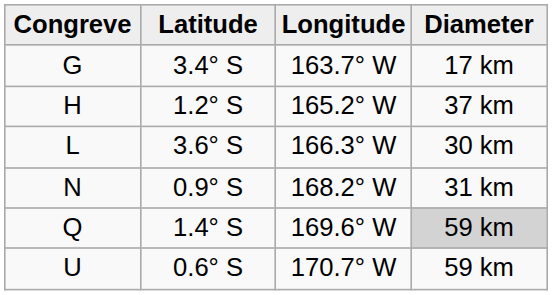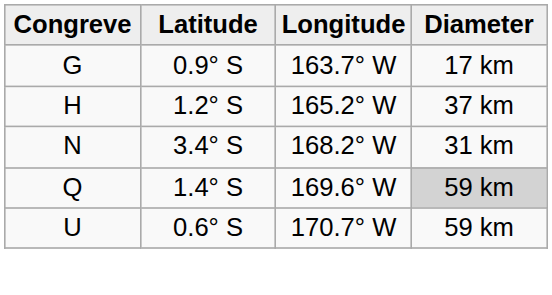(208, 65) 3.4° S -> (208, 65) 0.9° S
- row: (73, 146)
(208, 187) 0.9° S -> (208, 146) 3.4° S
